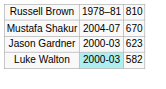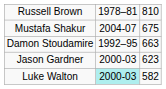(134, 28) 670 -> (150, 28) 675
+ row: (50, 44)
